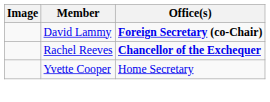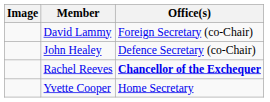(190, 32) bold -> (186, 32) normal
+ row: (73, 50)
